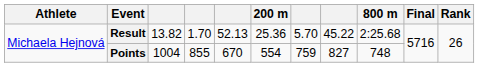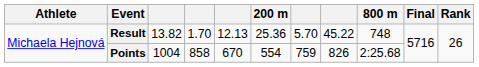(232, 34) 52.13 -> (232, 34) 12.13
(380, 34) 2:25.68 -> (380, 34) 748
(200, 53) 855 -> (200, 53) 858
(339, 53) 827 -> (339, 53) 826
(380, 53) 748 -> (380, 53) 2:25.68
